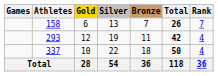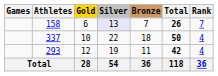(114, 24) no background -> (114, 24) lavender background
rows swapped: (53, 37) <-> (53, 51)
